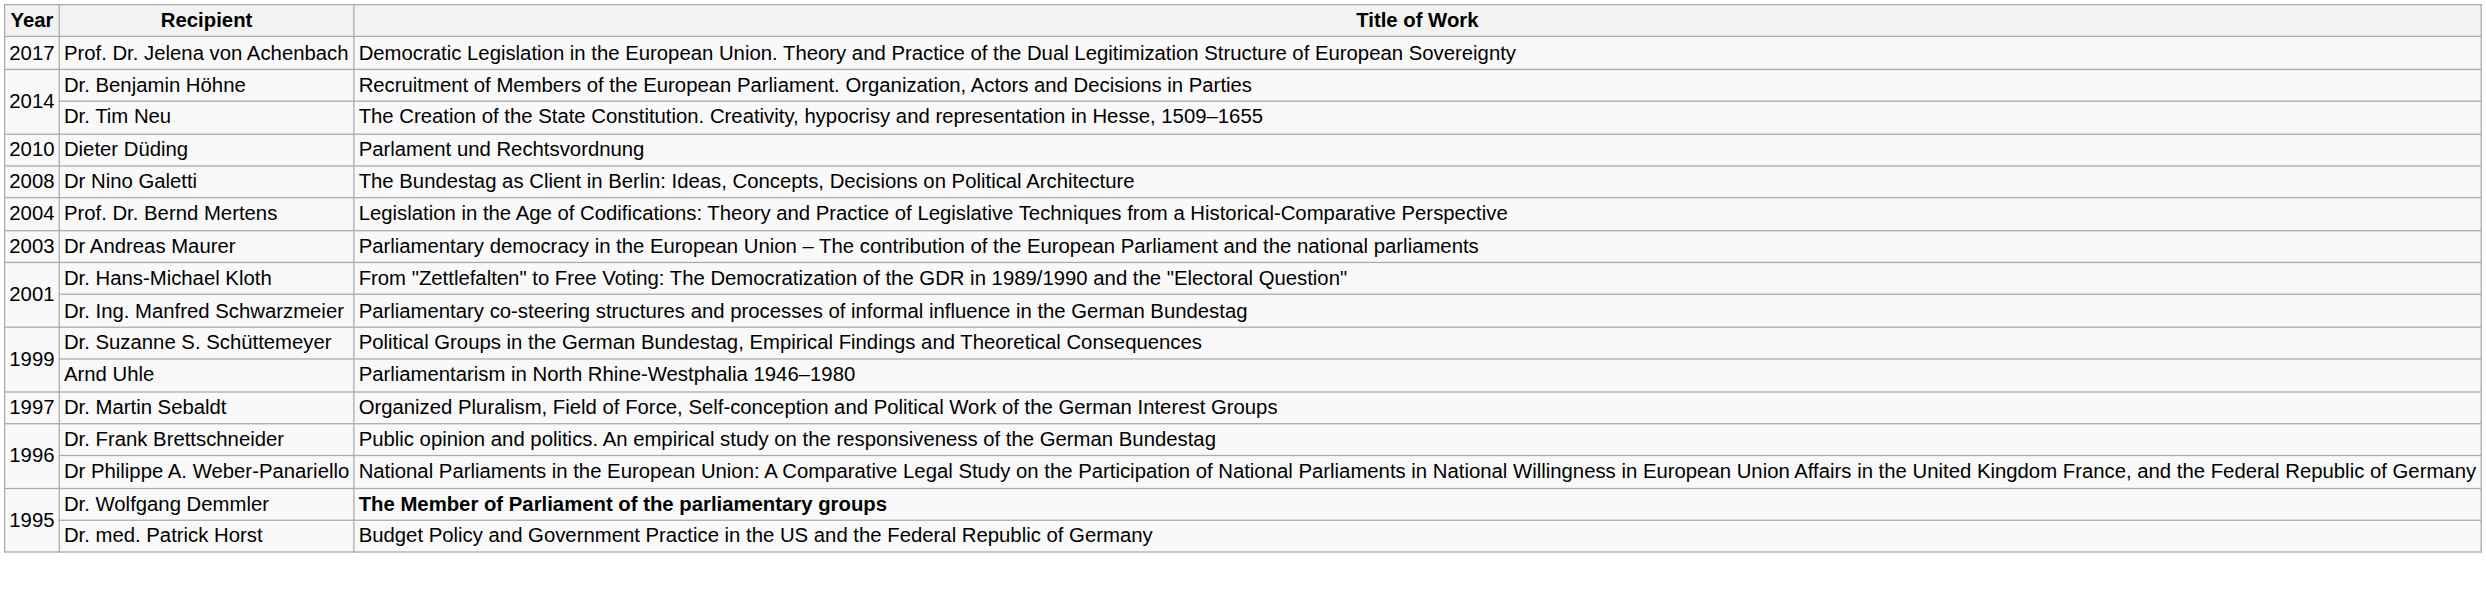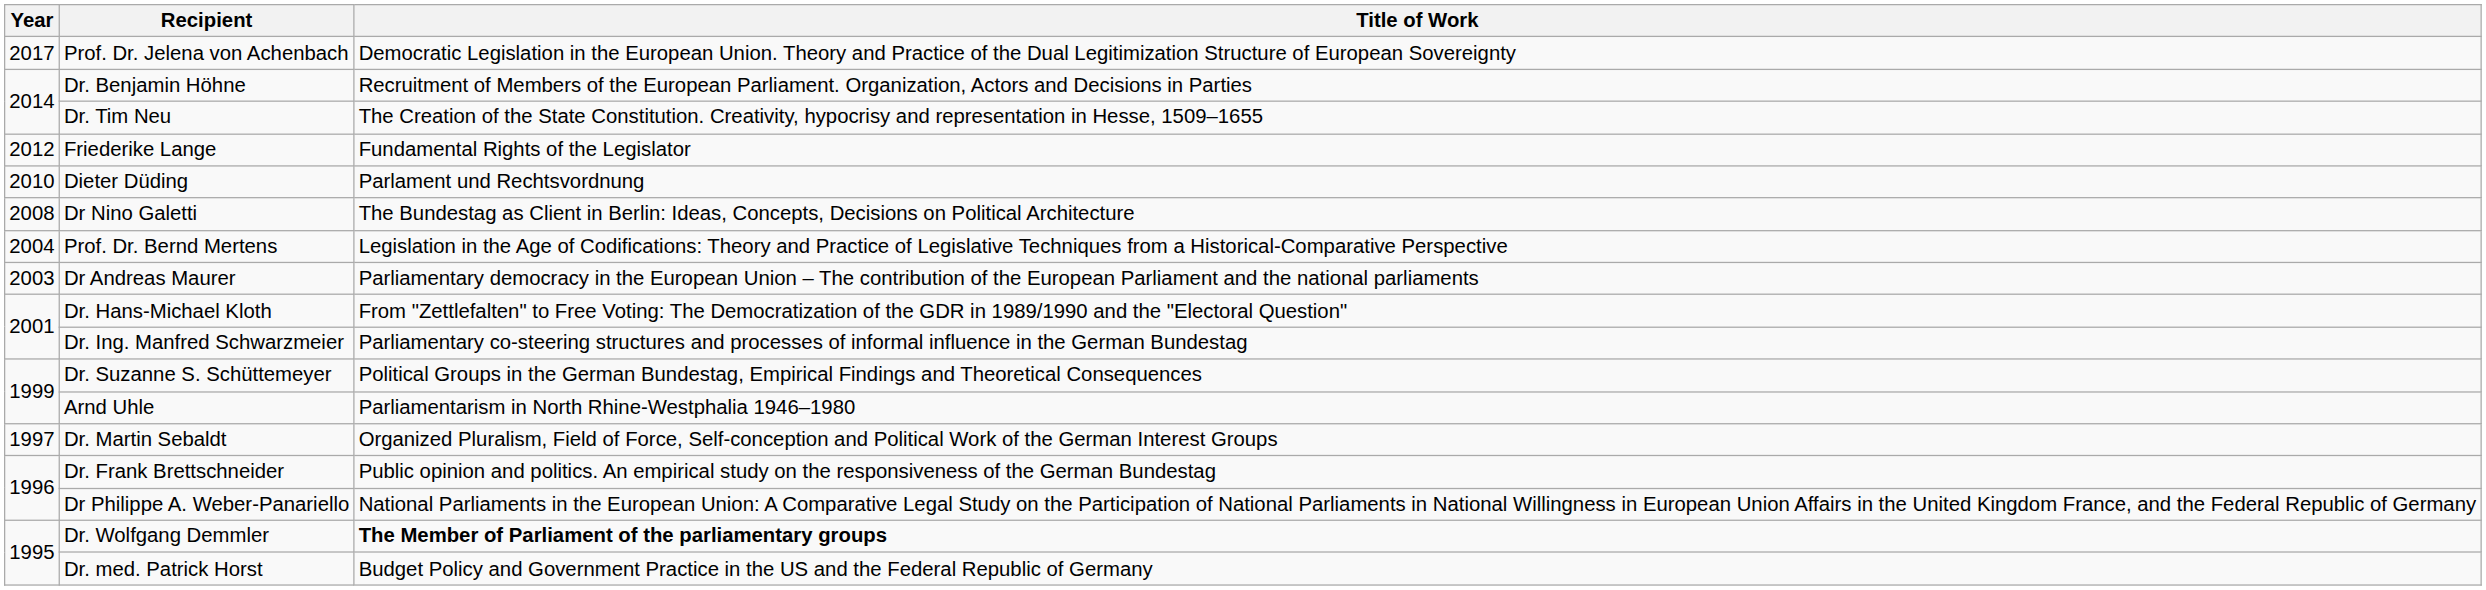+ row: (140, 149)
